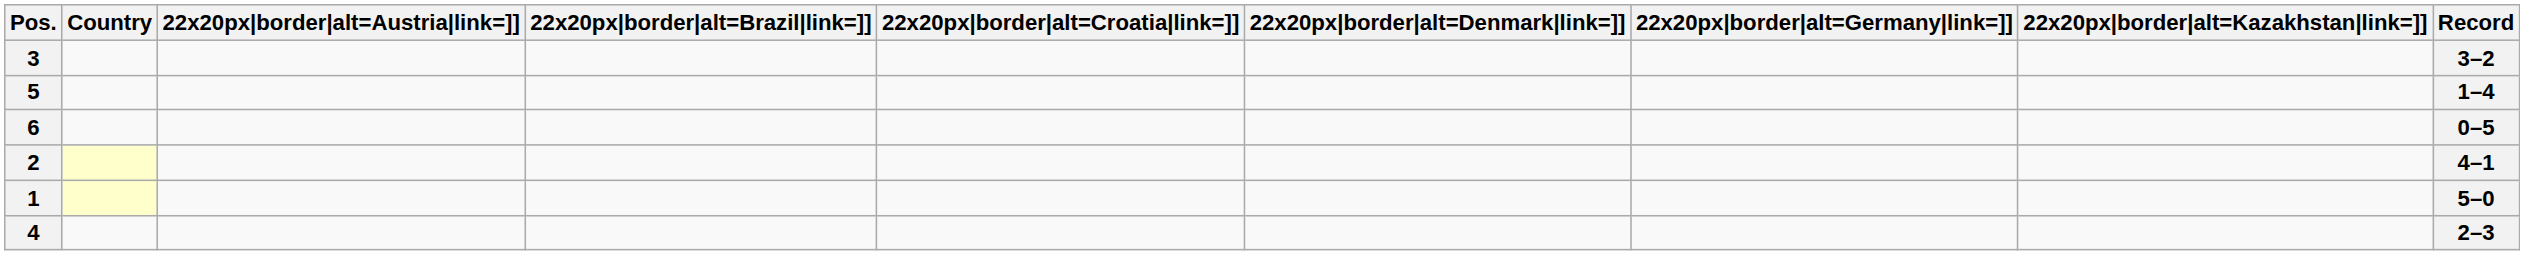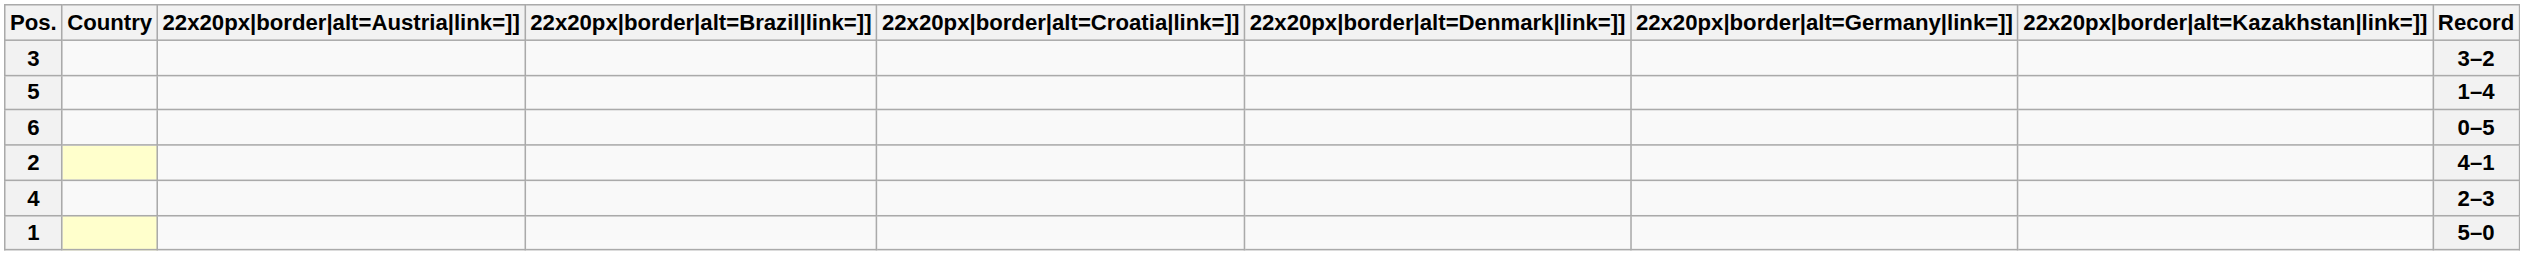rows swapped: (33, 198) <-> (33, 233)
